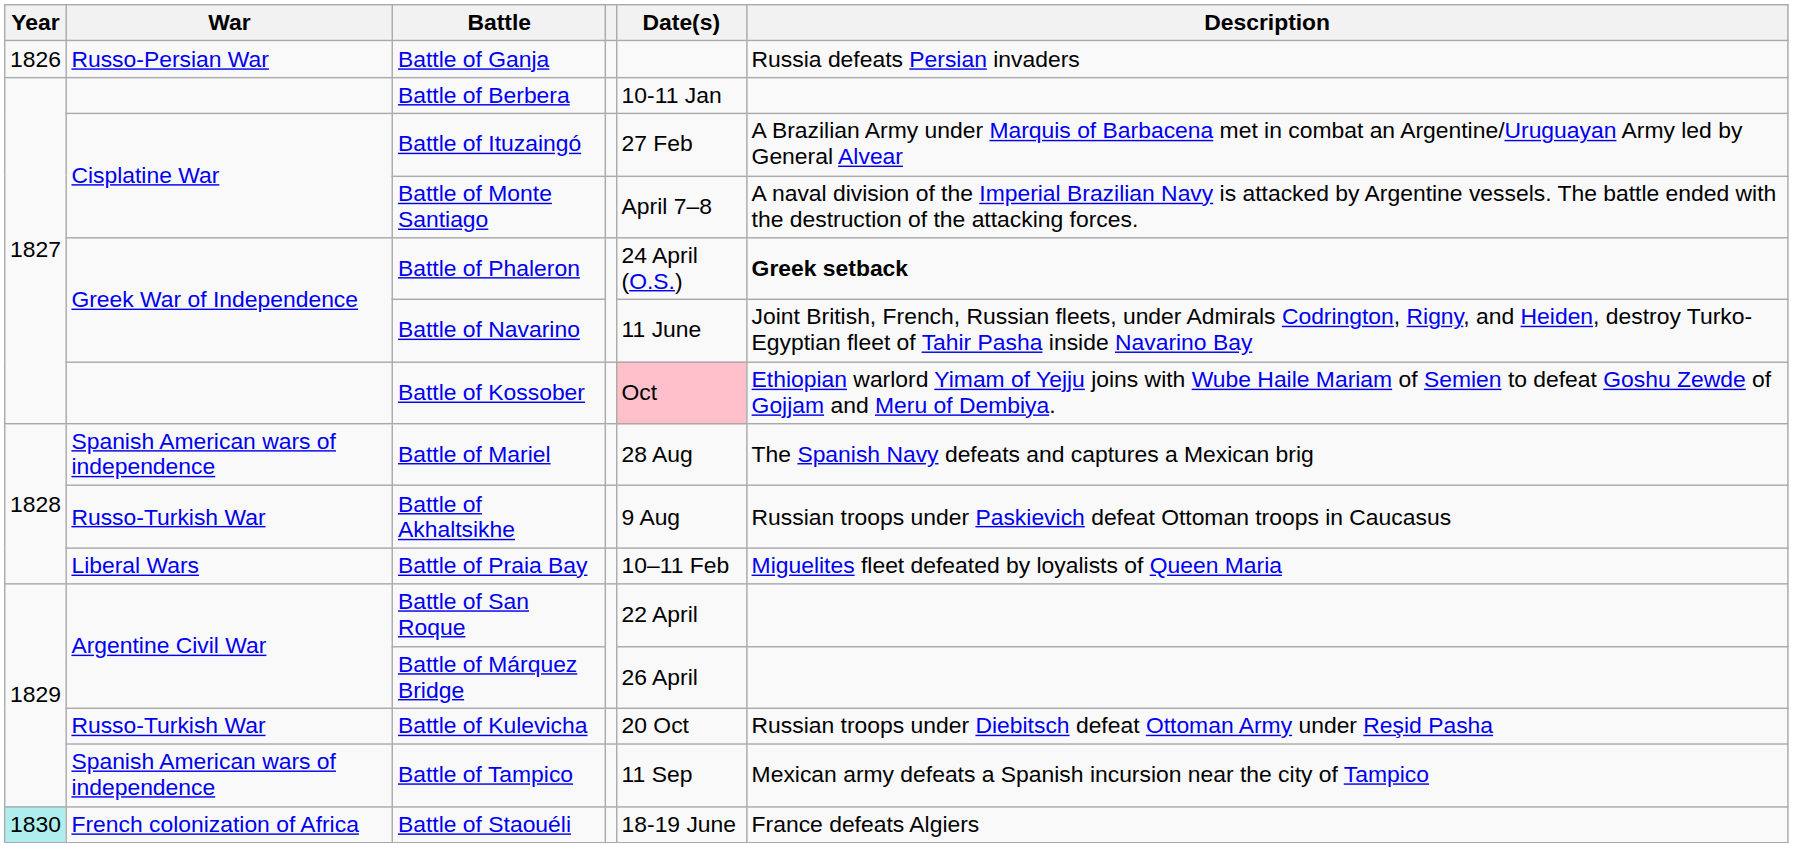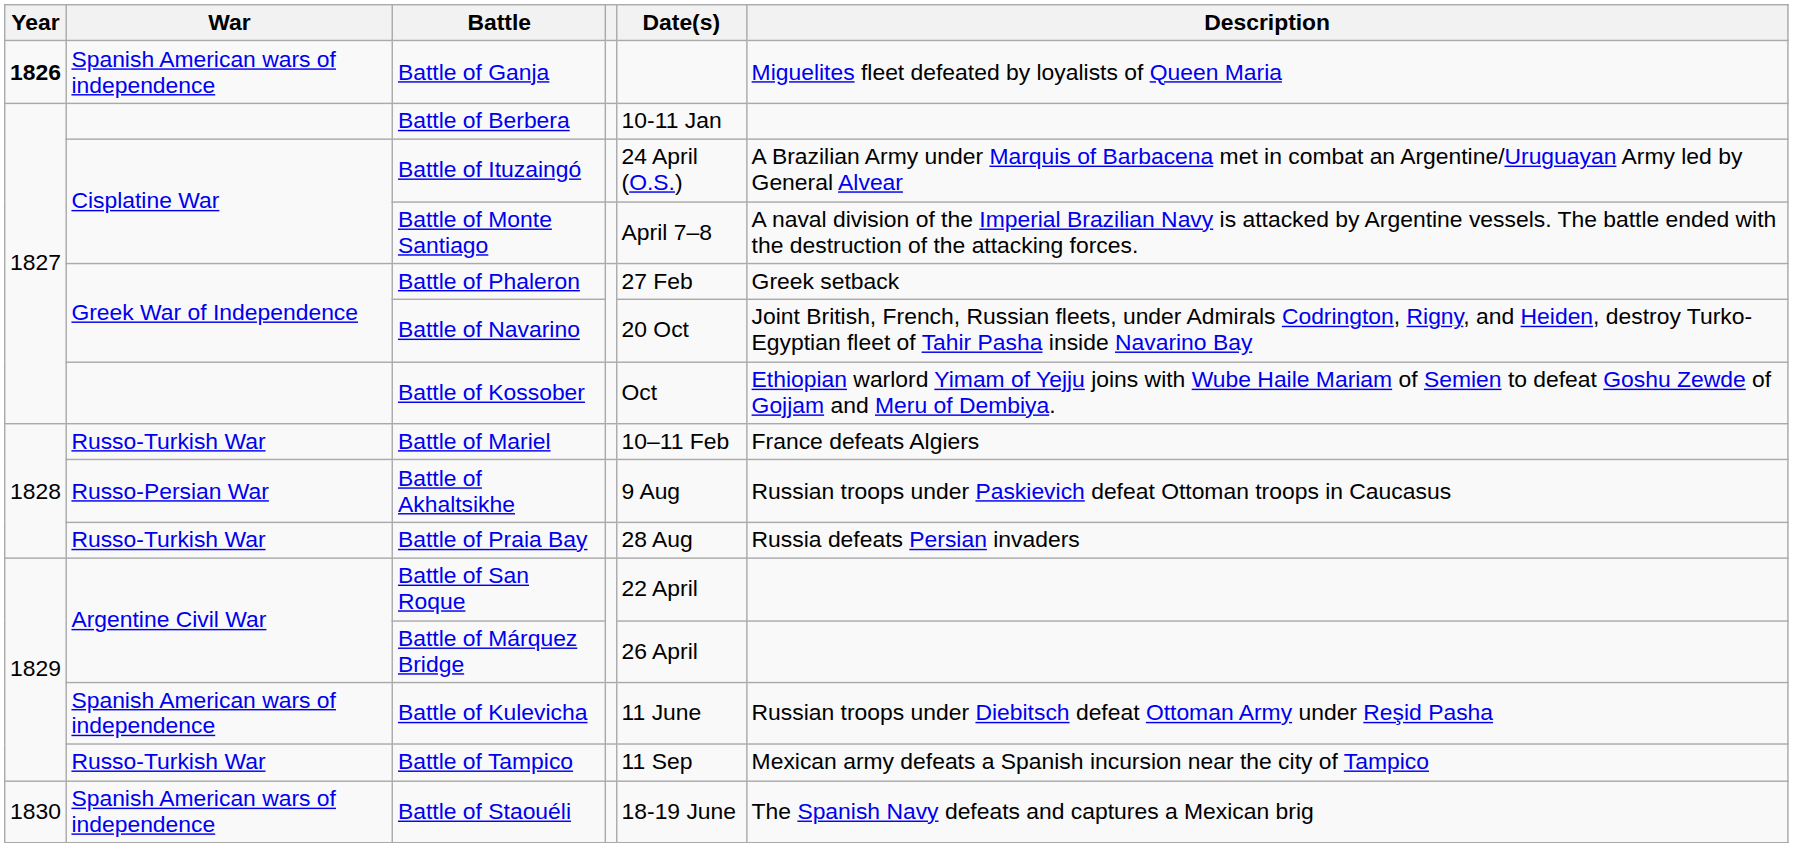(35, 58) normal -> (35, 71) bold
(170, 58) Russo-Persian War -> (204, 71) Spanish American wars of independence
(916, 58) Russia defeats Persian invaders -> (1017, 71) Miguelites fleet defeated by loyalists of Queen Maria
(657, 144) 27 Feb -> (660, 170) 24 April (O.S.)
(660, 268) 24 April (O.S.) -> (657, 281) 27 Feb
(830, 268) bold -> (825, 281) normal
(661, 330) 11 June -> (655, 330) 20 Oct
(639, 392) pink background -> (639, 392) no background
(204, 454) Spanish American wars of independence -> (168, 441) Russo-Turkish War
(657, 454) 28 Aug -> (675, 441) 10–11 Feb
(1033, 454) The Spanish Navy defeats and captures a Mexican brig -> (865, 441) France defeats Algiers
(168, 516) Russo-Turkish War -> (170, 490) Russo-Persian War
(135, 565) Liberal Wars -> (168, 539) Russo-Turkish War
(675, 565) 10–11 Feb -> (657, 539) 28 Aug
(1017, 565) Miguelites fleet defeated by loyalists of Queen Maria -> (916, 539) Russia defeats Persian invaders
(168, 726) Russo-Turkish War -> (204, 713) Spanish American wars of independence
(655, 726) 20 Oct -> (661, 713) 11 June
(204, 775) Spanish American wars of independence -> (168, 762) Russo-Turkish War
(35, 824) paleturquoise background -> (35, 811) no background
(215, 824) French colonization of Africa -> (204, 811) Spanish American wars of independence
(865, 824) France defeats Algiers -> (1033, 811) The Spanish Navy defeats and captures a Mexican brig
